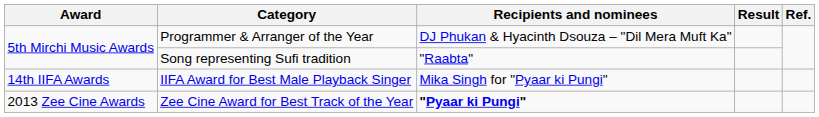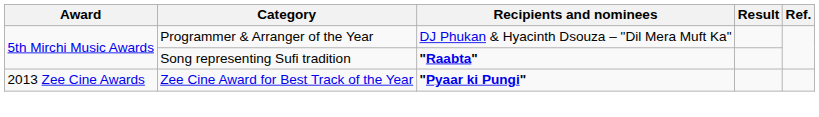(446, 58) normal -> (449, 58) bold
- row: (286, 79)
